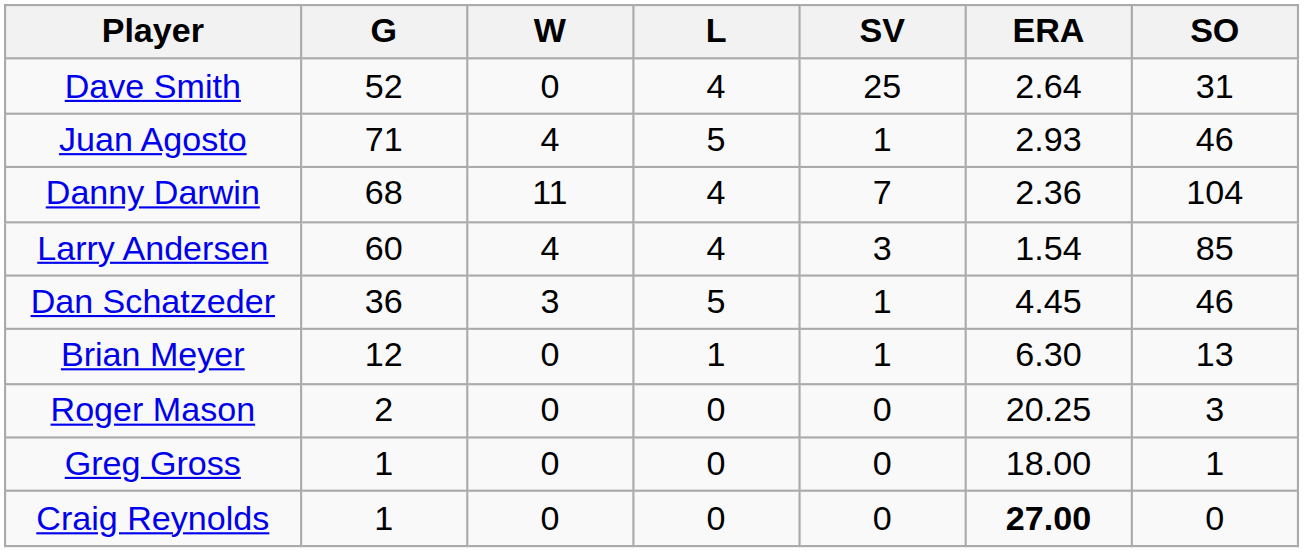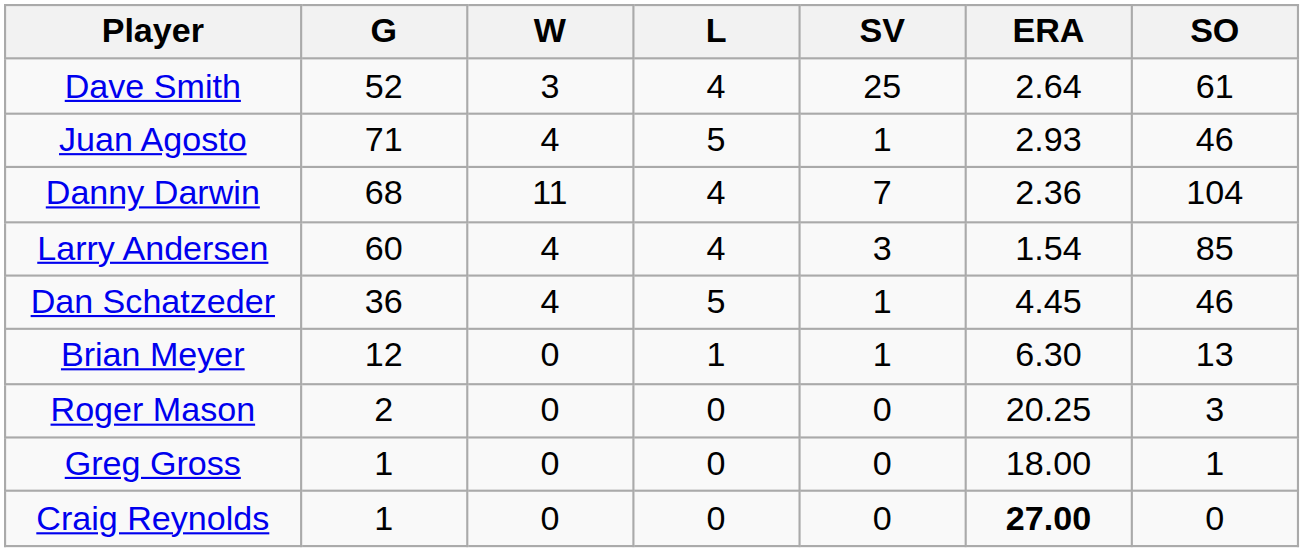(550, 85) 0 -> (550, 85) 3
(1215, 85) 31 -> (1215, 85) 61
(550, 301) 3 -> (550, 301) 4
